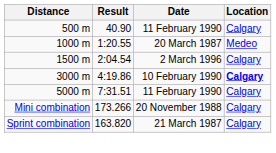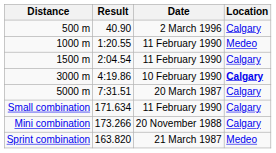(182, 28) 11 February 1990 -> (191, 28) 2 March 1996
(188, 44) 20 March 1987 -> (182, 44) 11 February 1990
(191, 60) 2 March 1996 -> (182, 60) 11 February 1990
(182, 92) 11 February 1990 -> (188, 92) 20 March 1987
+ row: (49, 108)
(244, 124) Calgary -> (242, 140) Medeo
